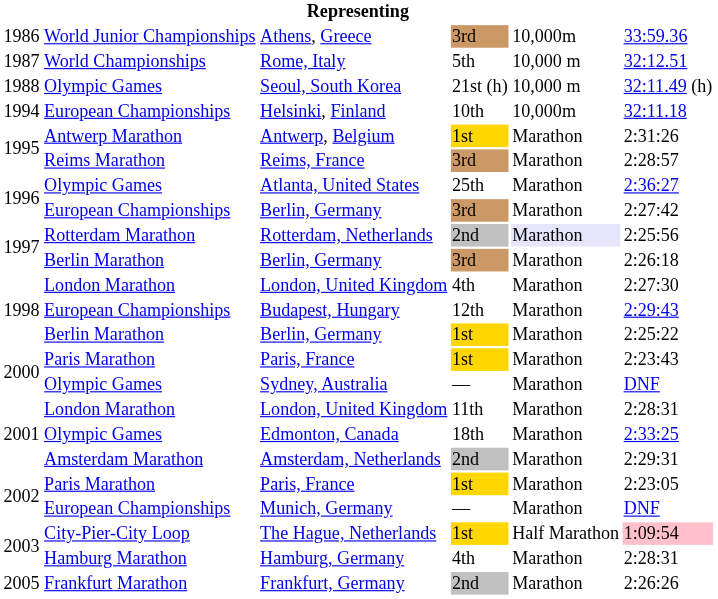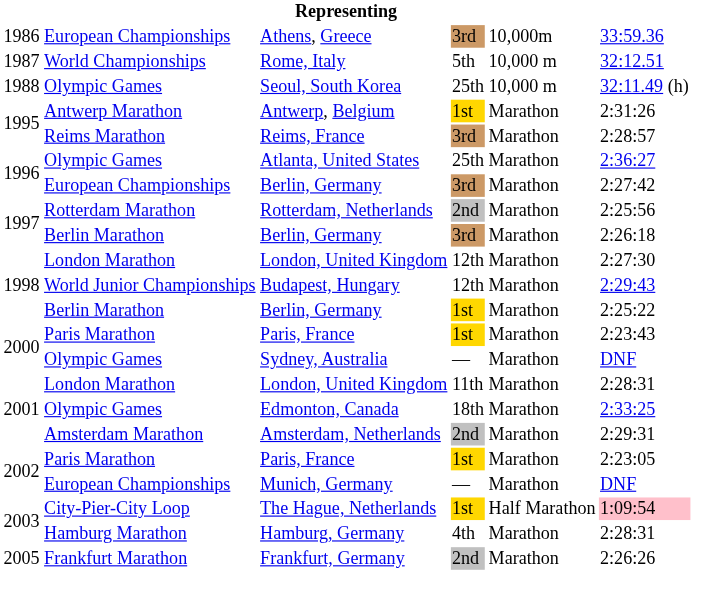(150, 36) World Junior Championships -> (137, 36) European Championships
(480, 86) 21st (h) -> (468, 86) 25th
- row: (21, 110)
(547, 235) lavender background -> (524, 210) no background
(463, 284) 4th -> (468, 260) 12th
(137, 309) European Championships -> (150, 284) World Junior Championships
